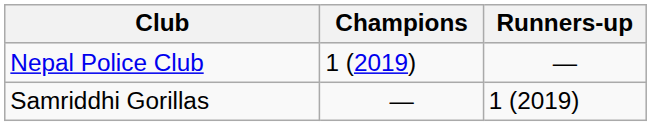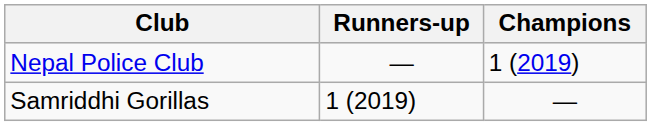columns swapped: (402, 23) <-> (565, 23)
